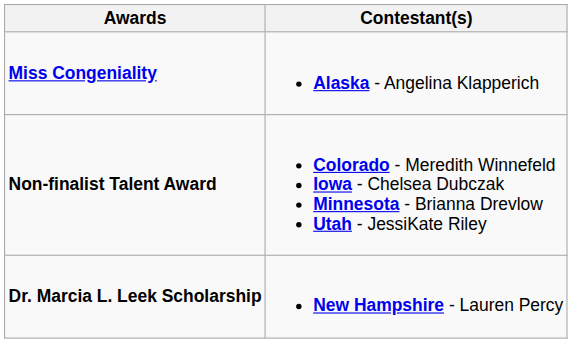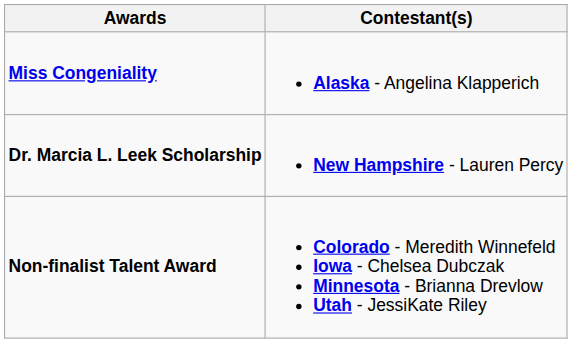rows swapped: (135, 296) <-> (113, 184)
